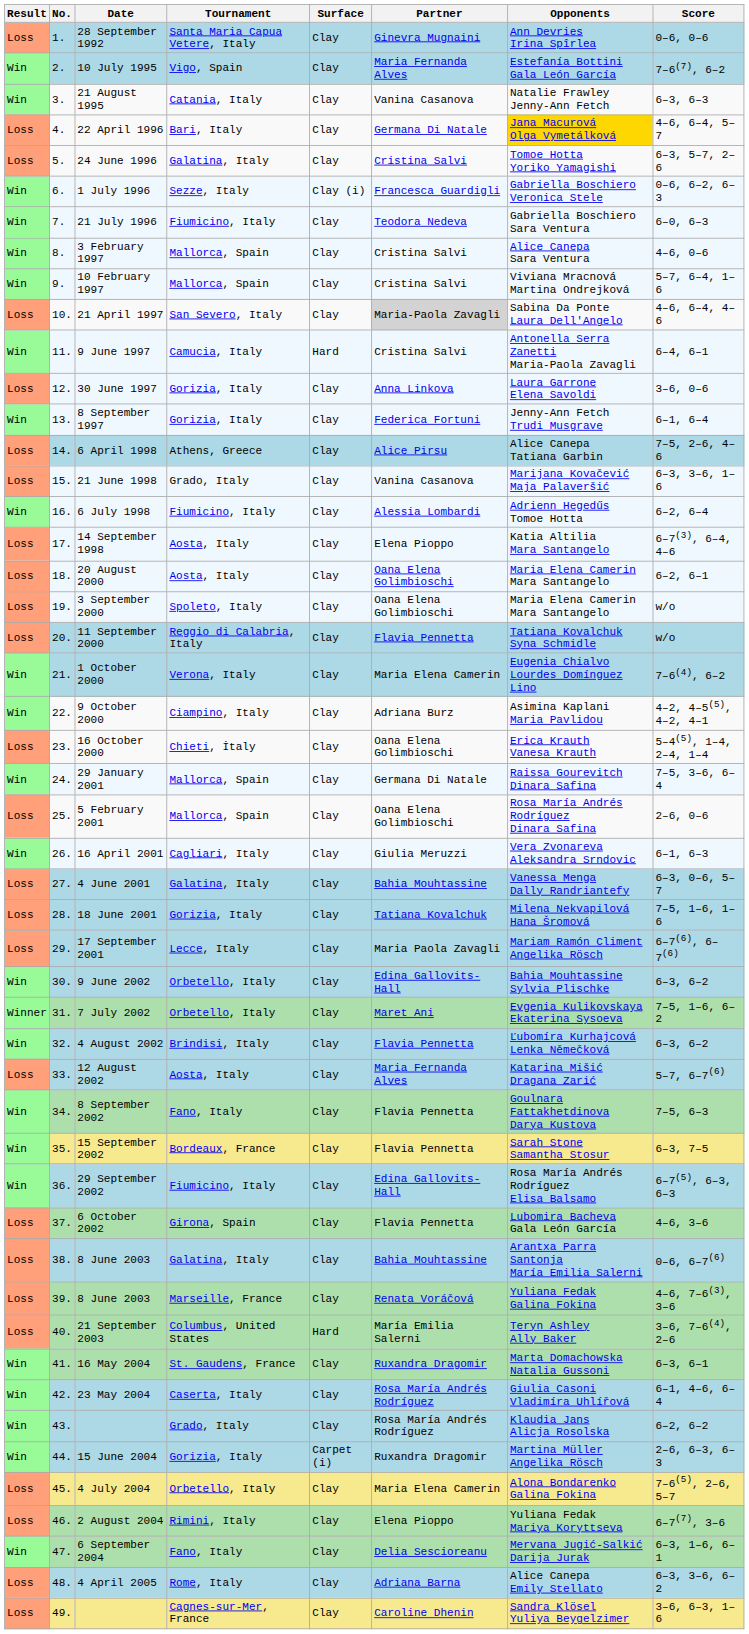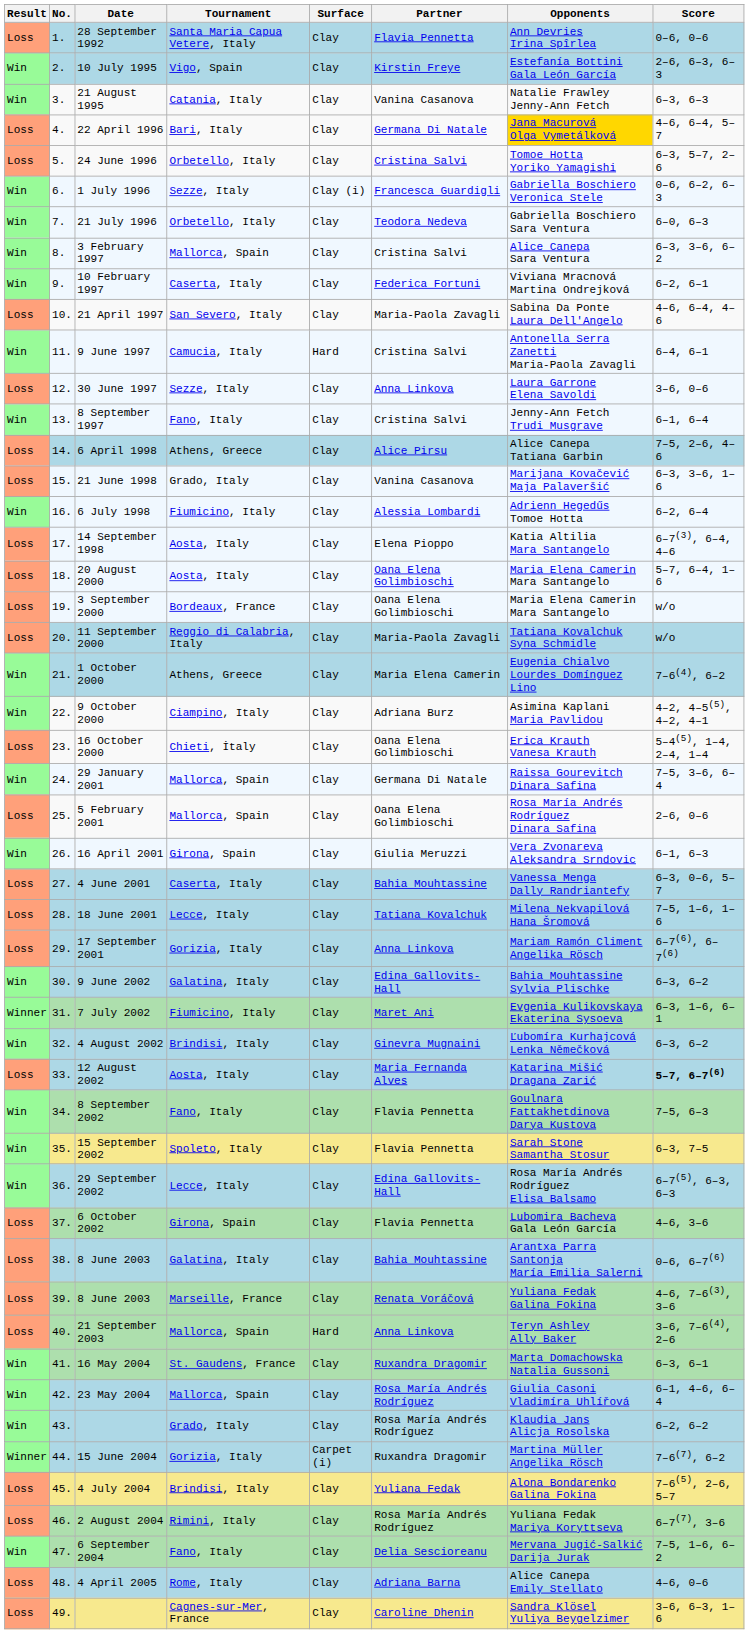(427, 38) Ginevra Mugnaini -> (424, 38) Flavia Pennetta
(421, 69) Maria Fernanda Alves -> (417, 69) Kirstin Freye
(690, 69) 7–6(7), 6–2 -> (695, 69) 2–6, 6–3, 6–3
(219, 161) Galatina, Italy -> (222, 161) Orbetello, Italy
(222, 222) Fiumicino, Italy -> (222, 222) Orbetello, Italy
(682, 253) 4–6, 0–6 -> (695, 253) 6–3, 3–6, 6–2
(219, 284) Mallorca, Spain -> (216, 284) Caserta, Italy
(421, 284) Cristina Salvi -> (427, 284) Federica Fortuni
(695, 284) 5–7, 6–4, 1–6 -> (682, 284) 6–2, 6–1
(437, 315) lightgrey background -> (437, 315) no background
(216, 389) Gorizia, Italy -> (209, 389) Sezze, Italy
(216, 420) Gorizia, Italy -> (206, 420) Fano, Italy
(427, 420) Federica Fortuni -> (421, 420) Cristina Salvi
(682, 576) 6–2, 6–1 -> (695, 576) 5–7, 6–4, 1–6
(216, 607) Spoleto, Italy -> (222, 607) Bordeaux, France
(424, 638) Flavia Pennetta -> (437, 638) Maria-Paola Zavagli
(212, 675) Verona, Italy -> (216, 675) Athens, Greece
(219, 854) Cagliari, Italy -> (212, 854) Girona, Spain
(219, 884) Galatina, Italy -> (216, 884) Caserta, Italy
(216, 915) Gorizia, Italy -> (209, 915) Lecce, Italy
(209, 949) Lecce, Italy -> (216, 949) Gorizia, Italy
(437, 949) Maria Paola Zavagli -> (414, 949) Anna Linkova
(222, 982) Orbetello, Italy -> (219, 982) Galatina, Italy
(222, 1013) Orbetello, Italy -> (222, 1013) Fiumicino, Italy
(695, 1013) 7–5, 1–6, 6–2 -> (695, 1013) 6–3, 1–6, 6–1
(424, 1044) Flavia Pennetta -> (427, 1044) Ginevra Mugnaini
(690, 1075) normal -> (690, 1075) bold
(222, 1149) Bordeaux, France -> (216, 1149) Spoleto, Italy
(222, 1186) Fiumicino, Italy -> (209, 1186) Lecce, Italy
(222, 1332) Columbus, United States -> (219, 1332) Mallorca, Spain
(414, 1332) María Emilia Salerni -> (414, 1332) Anna Linkova
(216, 1395) Caserta, Italy -> (219, 1395) Mallorca, Spain
(17, 1457) Win -> (27, 1457) Winner
(695, 1457) 2–6, 6–3, 6–3 -> (690, 1457) 7–6(7), 6–2
(222, 1489) Orbetello, Italy -> (219, 1489) Brindisi, Italy
(437, 1489) Maria Elena Camerin -> (417, 1489) Yuliana Fedak
(414, 1521) Elena Pioppo -> (431, 1521) Rosa María Andrés Rodríguez
(695, 1552) 6–3, 1–6, 6–1 -> (695, 1552) 7–5, 1–6, 6–2
(695, 1583) 6–3, 3–6, 6–2 -> (682, 1583) 4–6, 0–6
